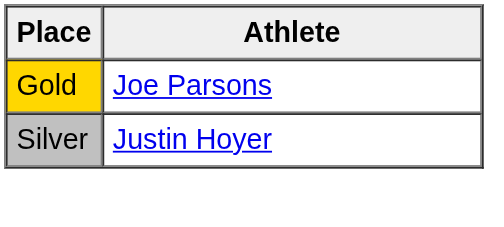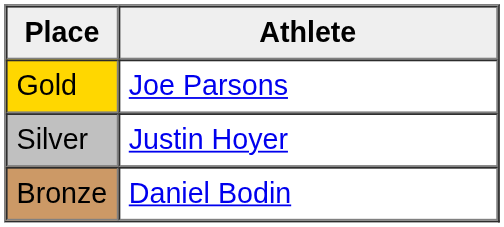+ row: (62, 193)
